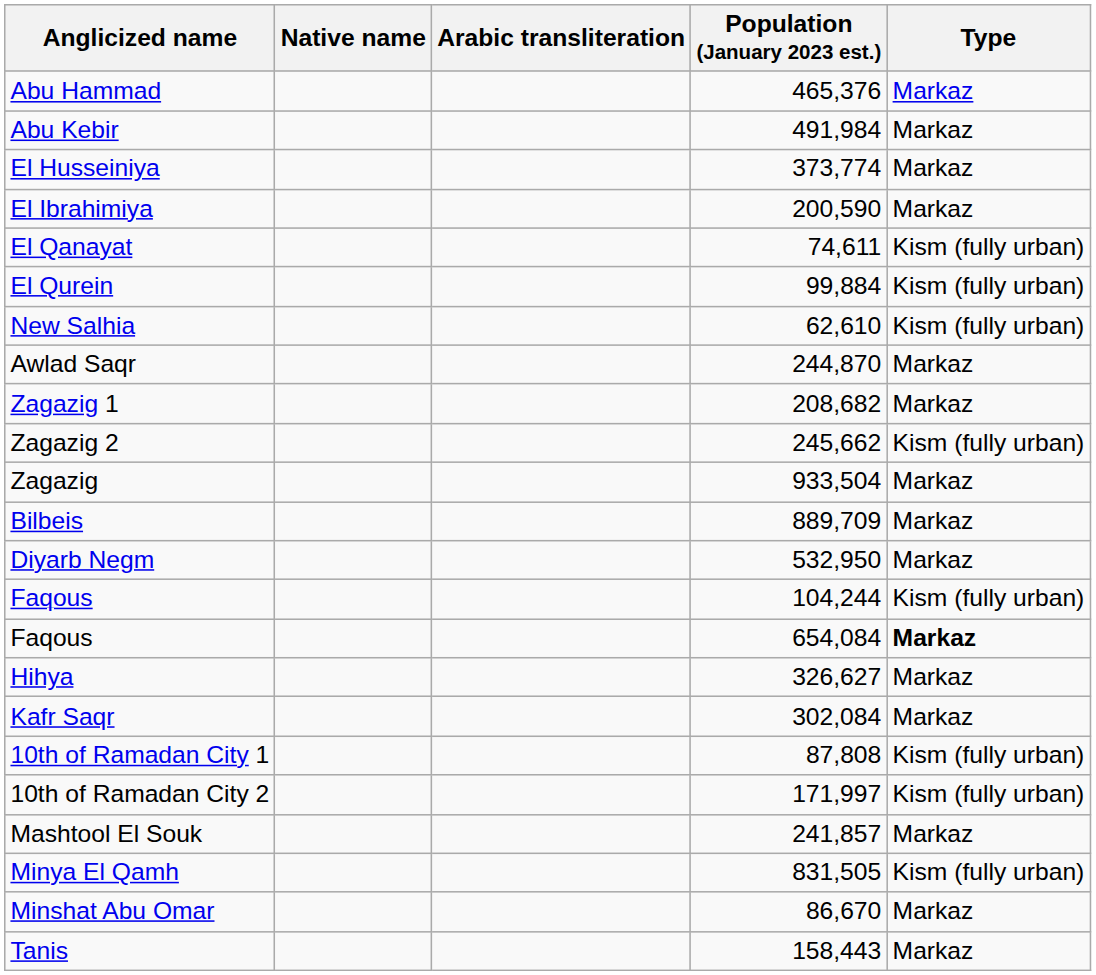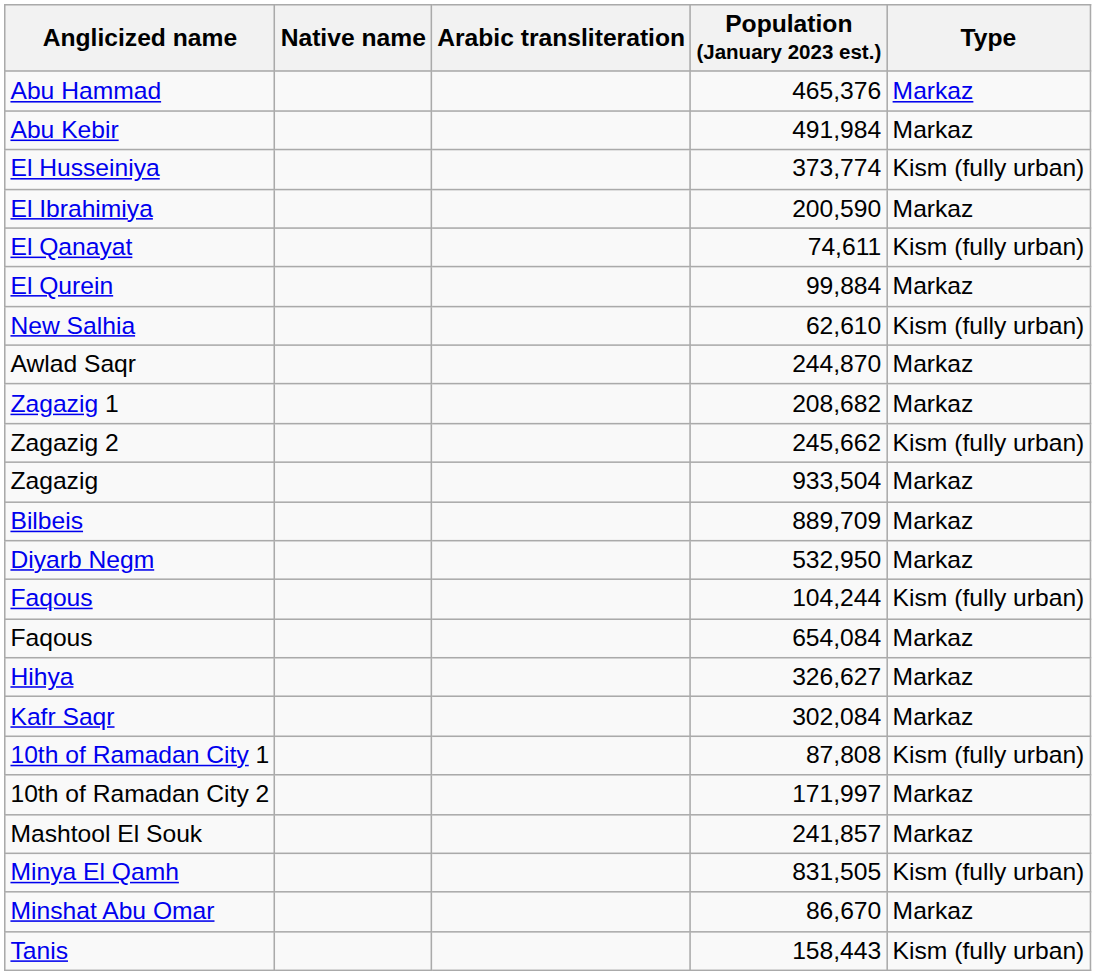(933, 168) Markaz -> (988, 168) Kism (fully urban)
(988, 286) Kism (fully urban) -> (933, 286) Markaz
(934, 637) bold -> (933, 637) normal
(988, 794) Kism (fully urban) -> (933, 794) Markaz
(933, 950) Markaz -> (988, 950) Kism (fully urban)
